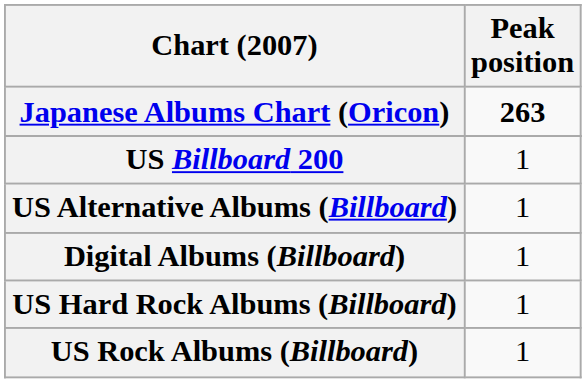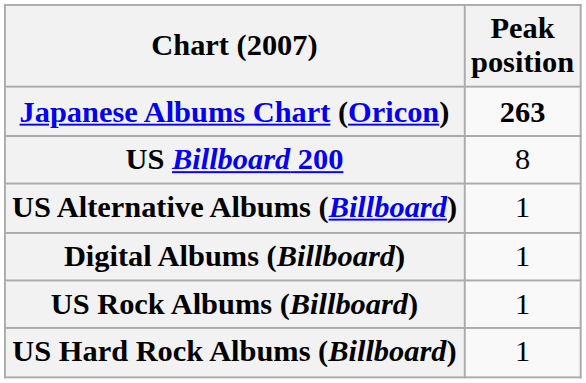(523, 159) 1 -> (523, 159) 8
rows swapped: (234, 303) <-> (234, 352)
